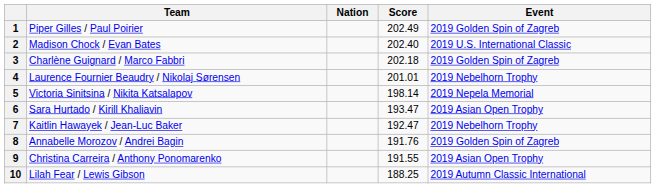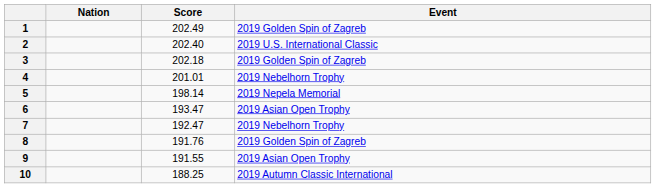- column: (177, 12)
